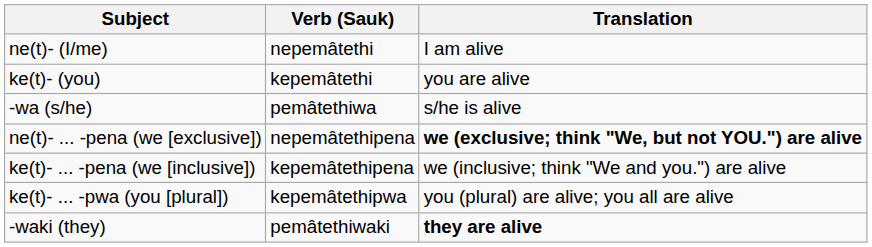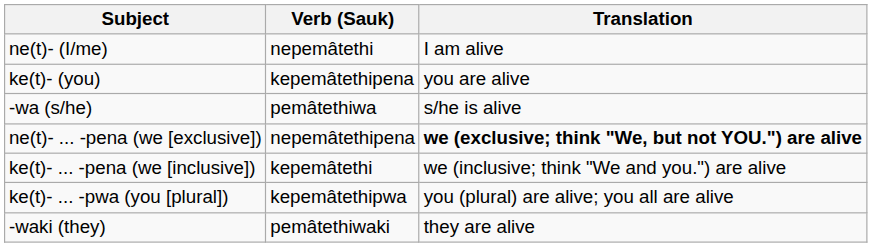(321, 78) kepemâtethi -> (342, 78) kepemâtethipena
(342, 167) kepemâtethipena -> (321, 167) kepemâtethi
(483, 227) bold -> (479, 227) normal
